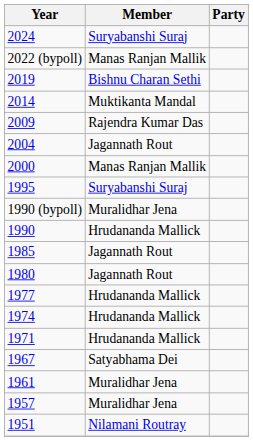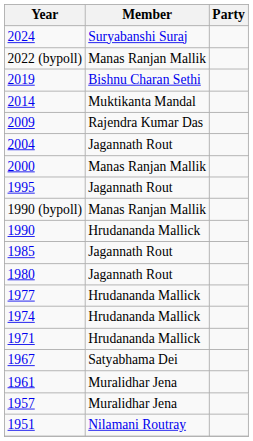(138, 187) Suryabanshi Suraj -> (130, 187) Jagannath Rout
(133, 209) Muralidhar Jena -> (147, 209) Manas Ranjan Mallik
